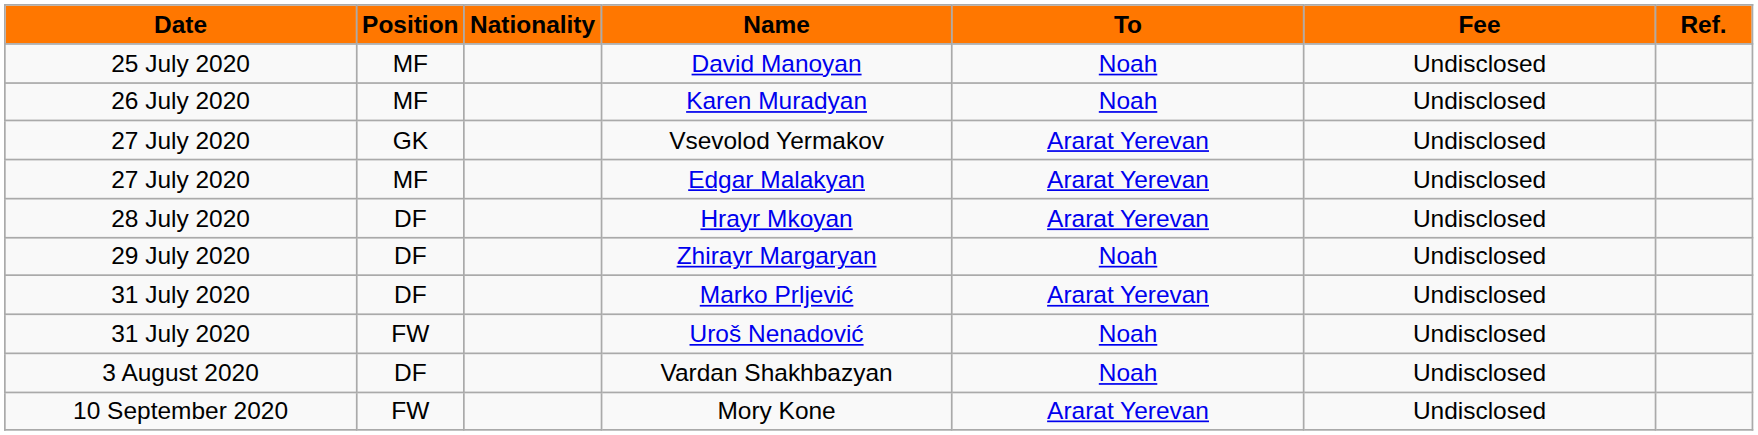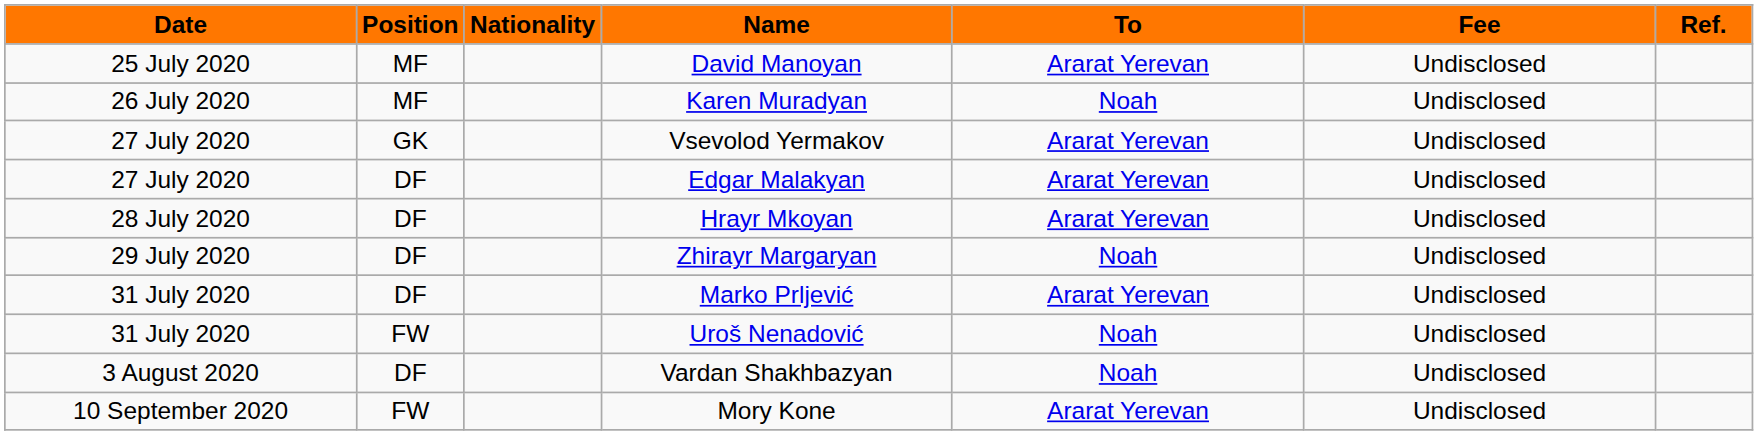(1128, 63) Noah -> (1128, 63) Ararat Yerevan
(410, 179) MF -> (410, 179) DF
